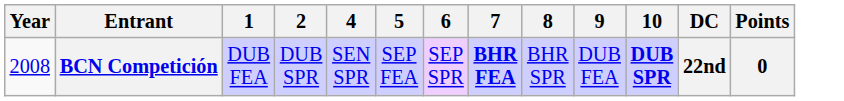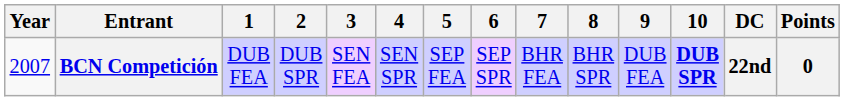+ column: (351, 20)
(30, 66) 2008 -> (30, 66) 2007
(495, 66) bold -> (542, 66) normal
